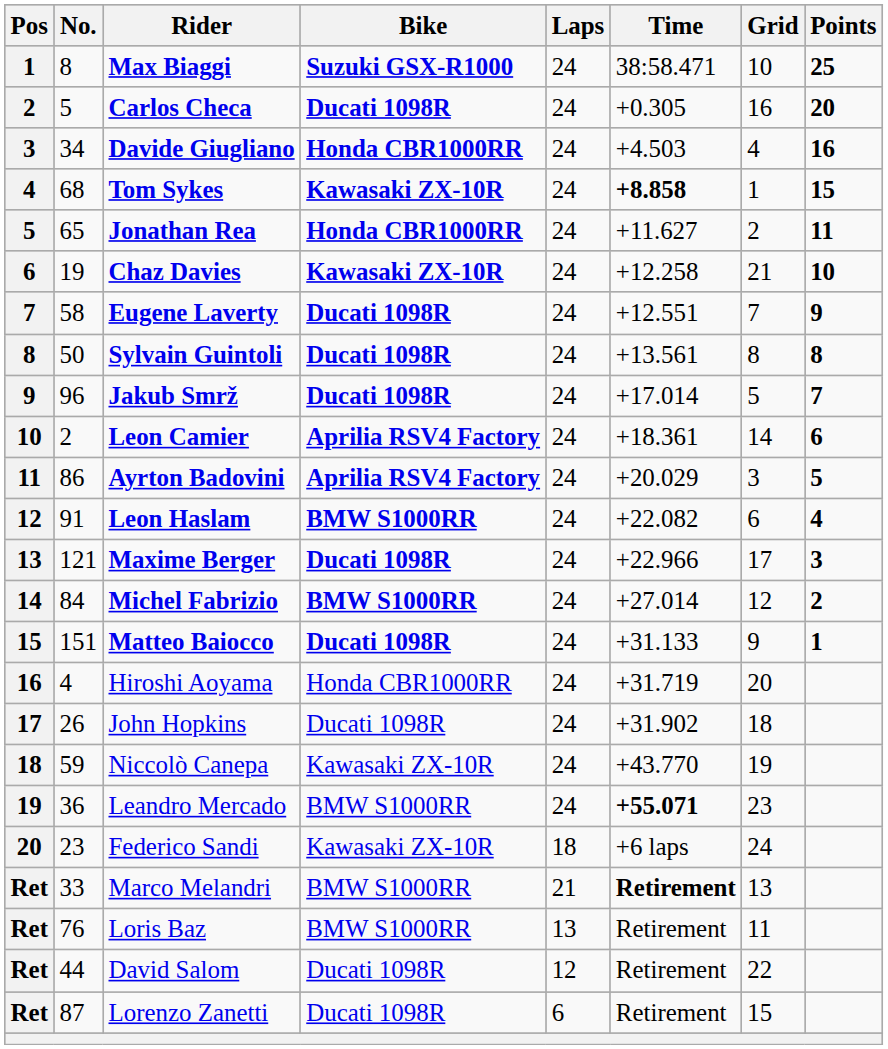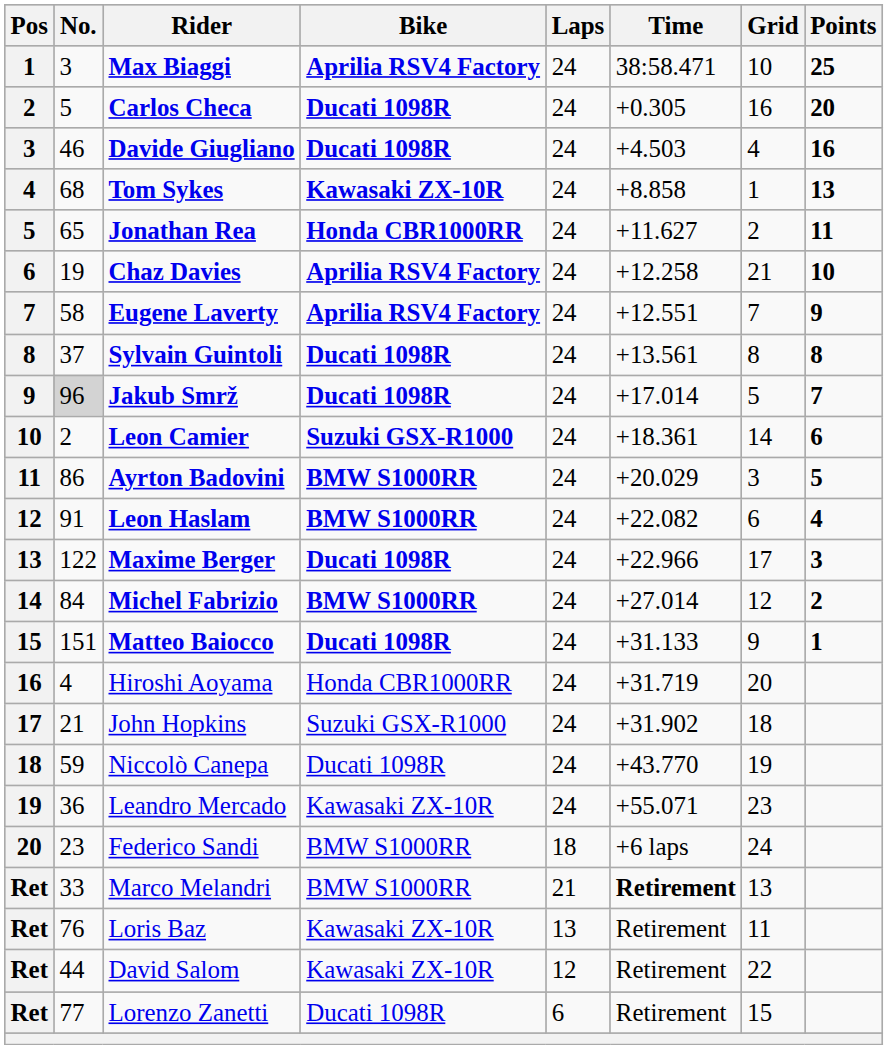(66, 66) 8 -> (66, 66) 3
(410, 66) Suzuki GSX-R1000 -> (423, 66) Aprilia RSV4 Factory
(72, 148) 34 -> (72, 148) 46
(415, 148) Honda CBR1000RR -> (379, 148) Ducati 1098R
(651, 189) bold -> (651, 189) normal
(823, 189) 15 -> (823, 189) 13
(405, 271) Kawasaki ZX-10R -> (423, 271) Aprilia RSV4 Factory
(379, 312) Ducati 1098R -> (423, 312) Aprilia RSV4 Factory
(72, 354) 50 -> (72, 354) 37
(72, 395) no background -> (72, 395) lightgrey background
(423, 436) Aprilia RSV4 Factory -> (410, 436) Suzuki GSX-R1000
(423, 477) Aprilia RSV4 Factory -> (391, 477) BMW S1000RR
(78, 559) 121 -> (78, 559) 122
(72, 723) 26 -> (72, 723) 21
(376, 723) Ducati 1098R -> (406, 723) Suzuki GSX-R1000
(400, 765) Kawasaki ZX-10R -> (376, 765) Ducati 1098R
(389, 806) BMW S1000RR -> (400, 806) Kawasaki ZX-10R
(657, 806) bold -> (657, 806) normal
(400, 847) Kawasaki ZX-10R -> (389, 847) BMW S1000RR
(389, 929) BMW S1000RR -> (400, 929) Kawasaki ZX-10R
(376, 970) Ducati 1098R -> (400, 970) Kawasaki ZX-10R
(72, 1011) 87 -> (72, 1011) 77
